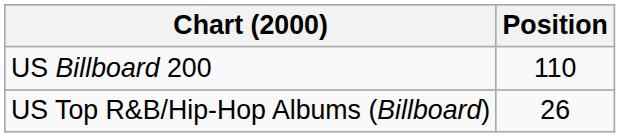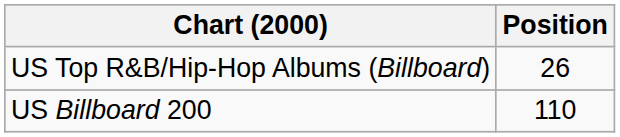rows swapped: (111, 68) <-> (251, 110)
